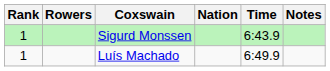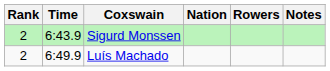columns swapped: (68, 14) <-> (262, 14)
(23, 35) 1 -> (23, 35) 2
(23, 55) 1 -> (23, 55) 2
